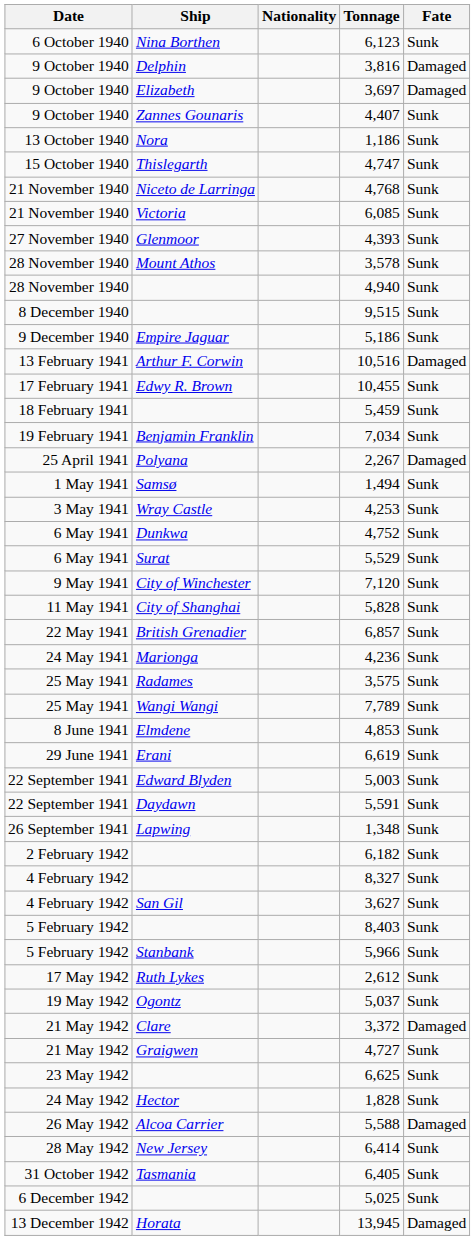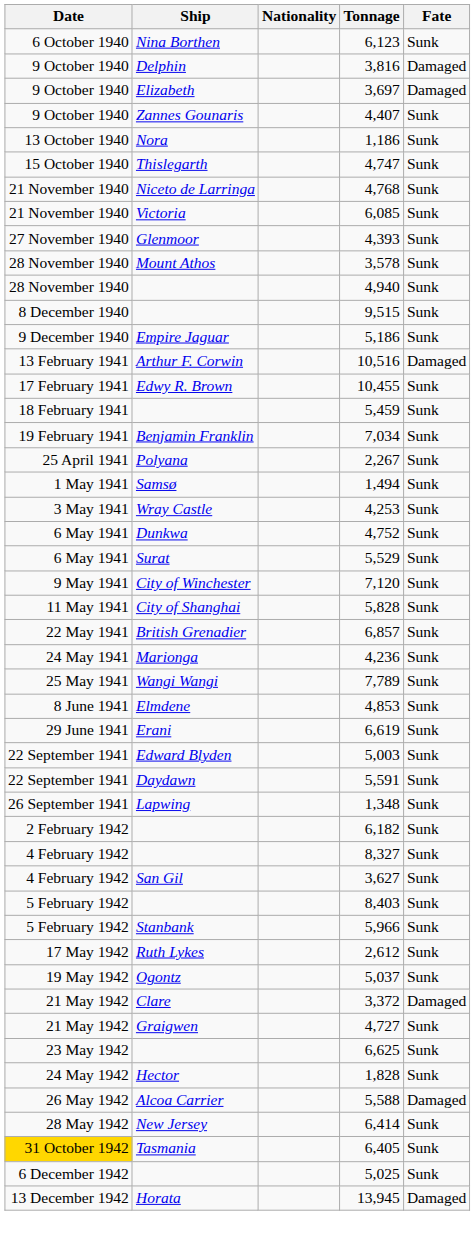(437, 459) Damaged -> (423, 459) Sunk
- row: (382, 681)
(77, 1173) no background -> (77, 1149) gold background
